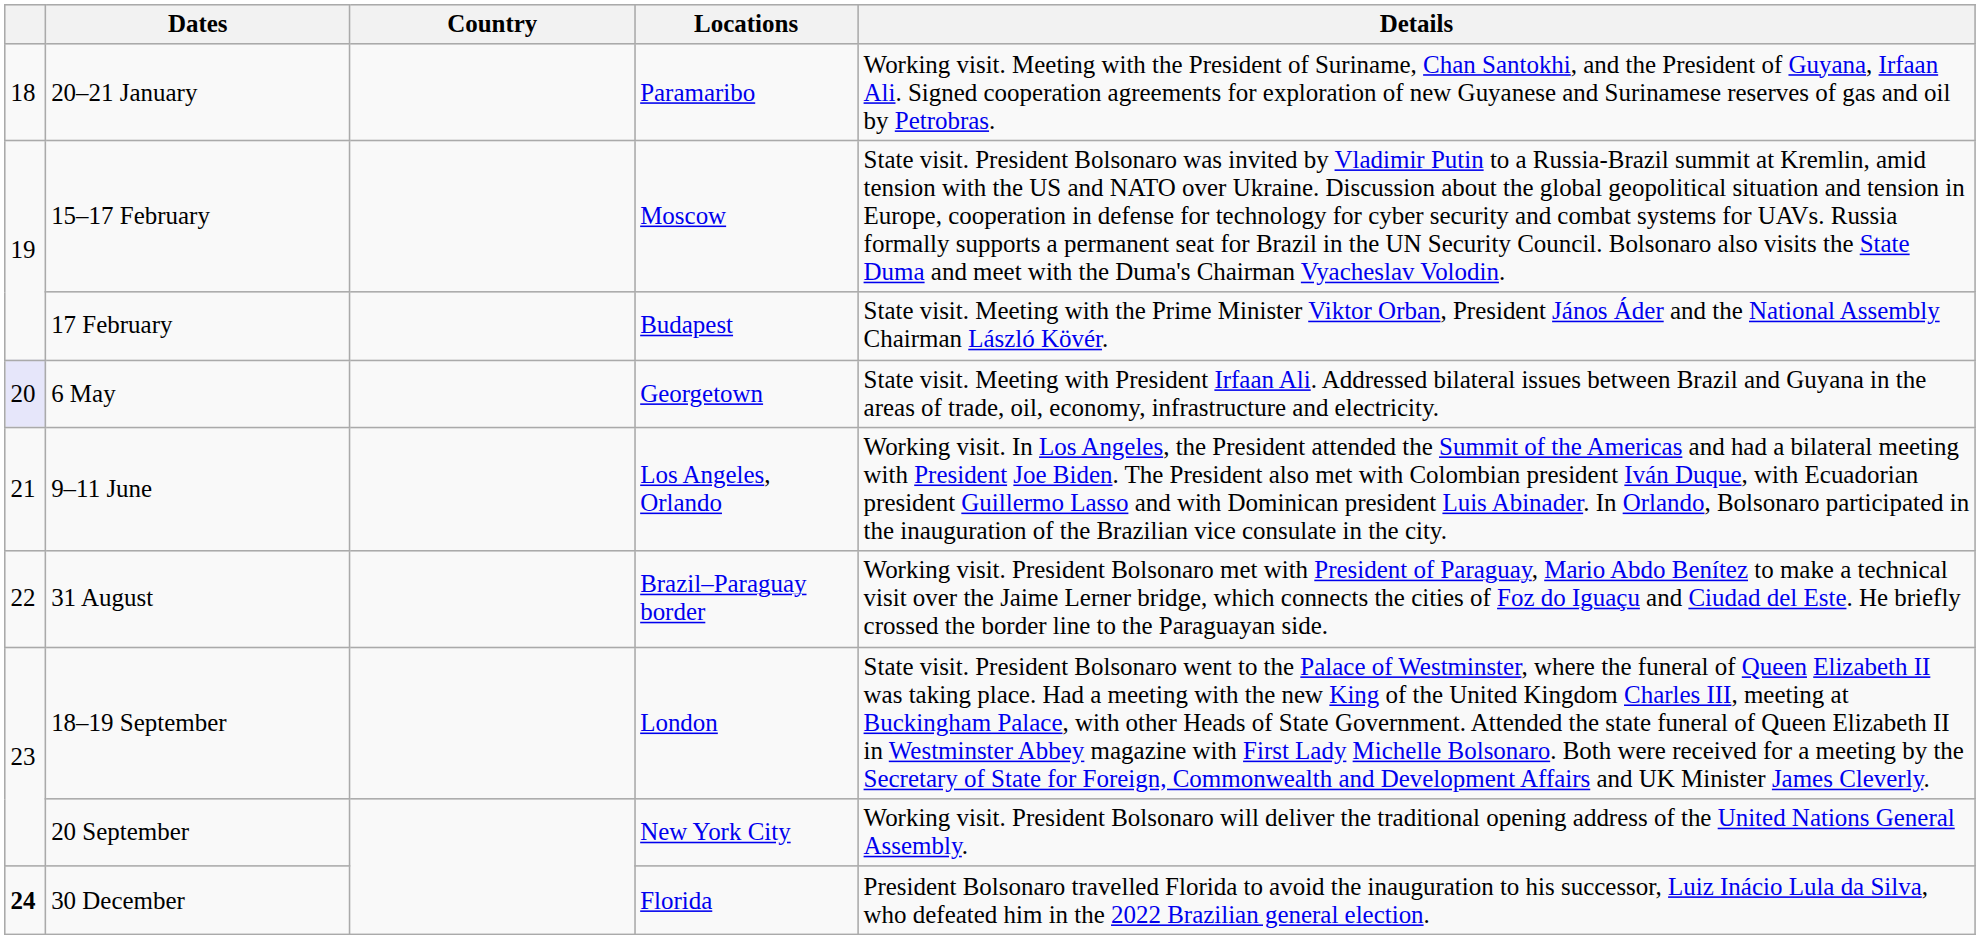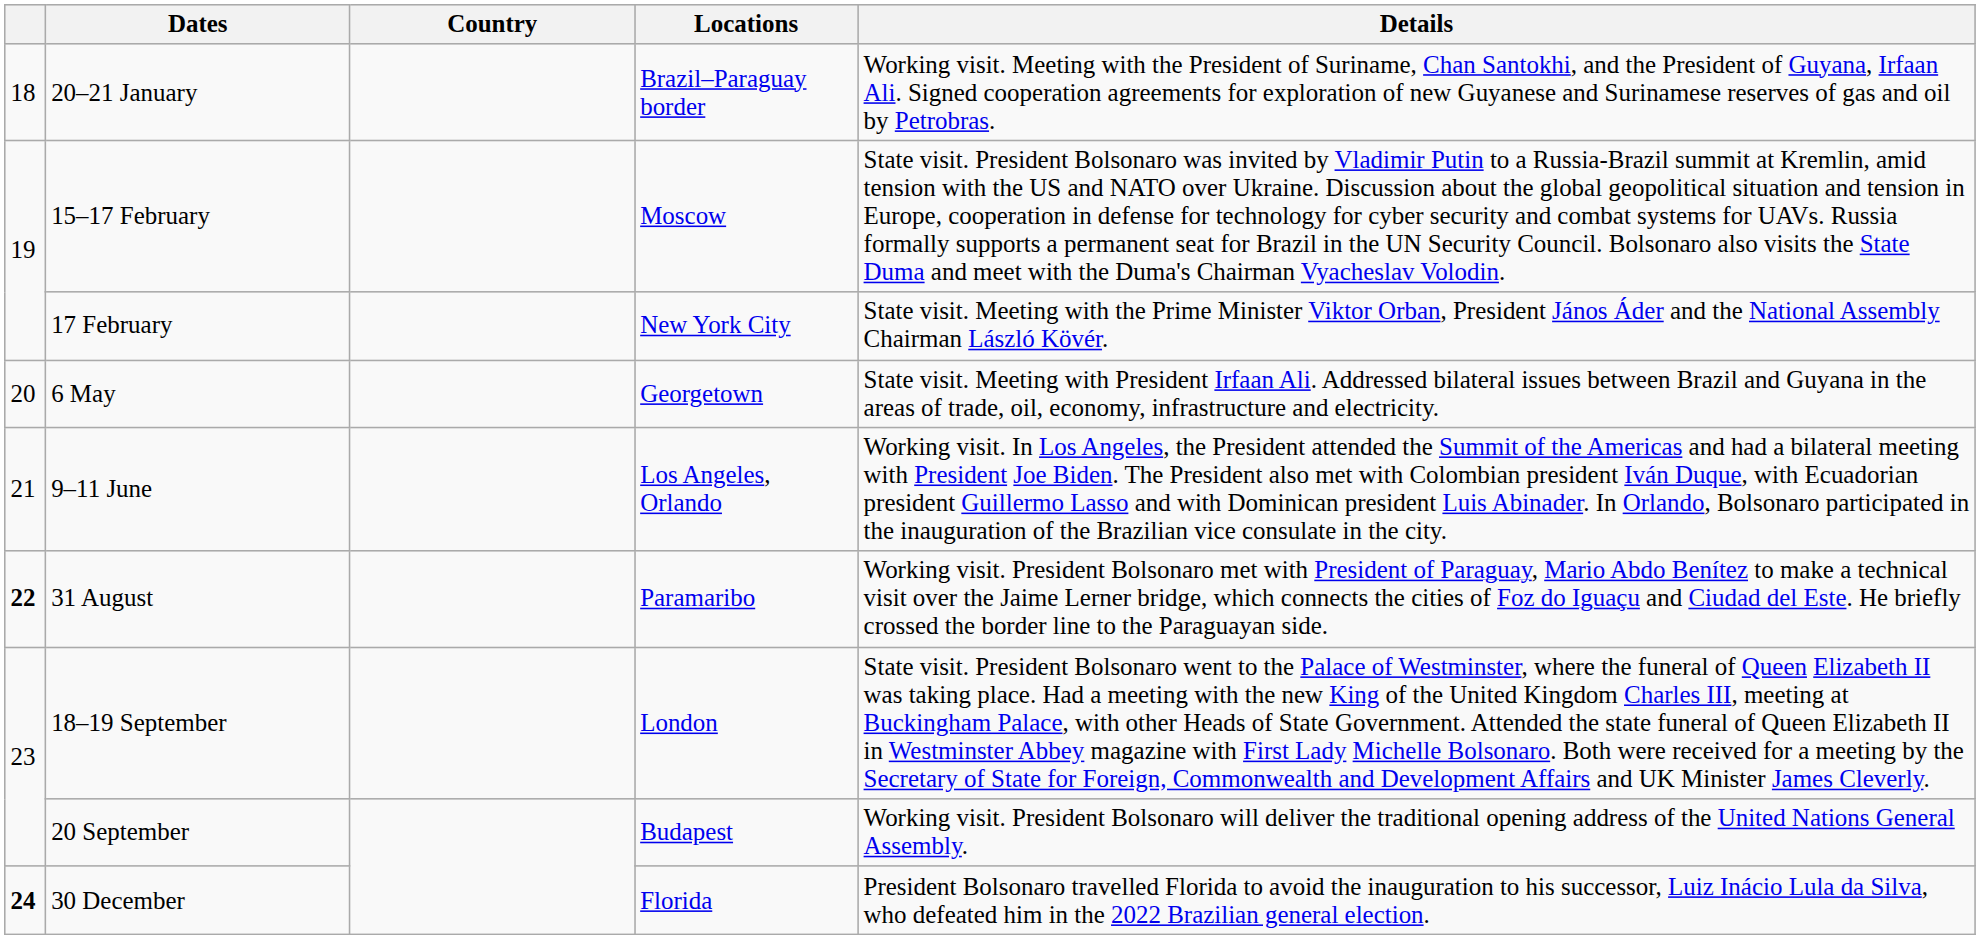(698, 91) Paramaribo -> (723, 91) Brazil–Paraguay border
(687, 325) Budapest -> (715, 325) New York City
(23, 393) lavender background -> (23, 393) no background
(23, 598) normal -> (23, 598) bold
(723, 598) Brazil–Paraguay border -> (698, 598) Paramaribo
(715, 832) New York City -> (687, 832) Budapest
